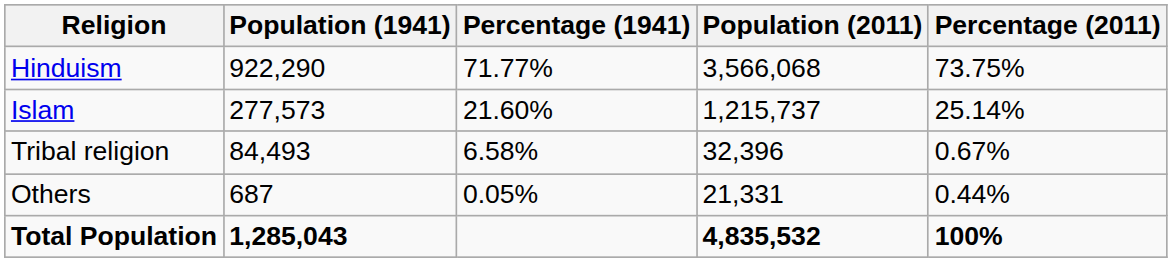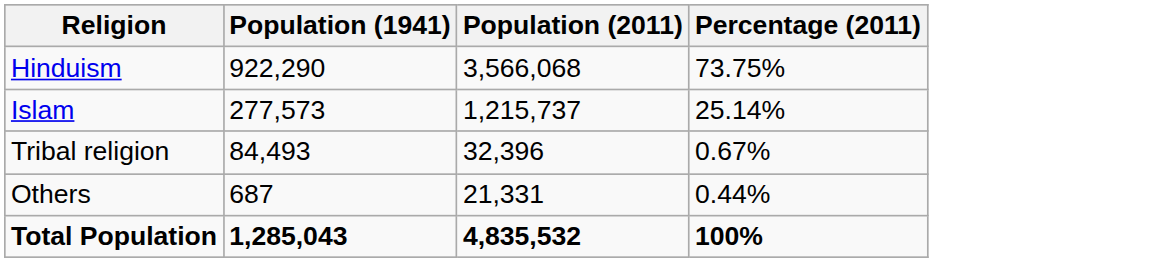- column: (577, 25)
